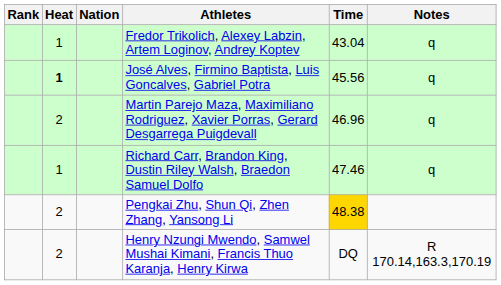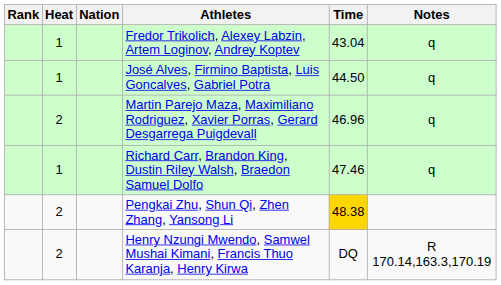(59, 77) bold -> (59, 77) normal
(348, 77) 45.56 -> (348, 77) 44.50
